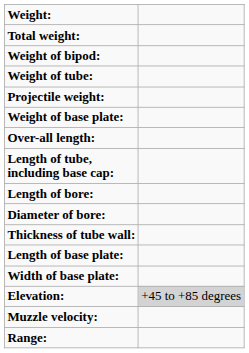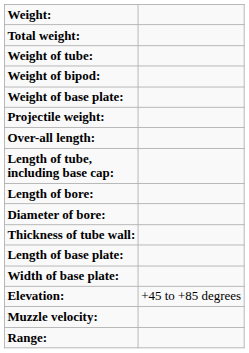rows swapped: (50, 76) <-> (54, 55)
rows swapped: (66, 117) <-> (56, 96)
(191, 296) lightgrey background -> (191, 296) no background
